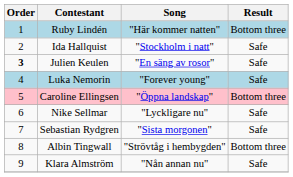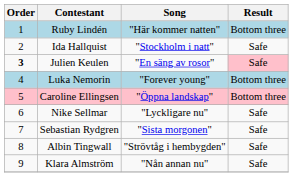(258, 63) no background -> (258, 63) pink background
(258, 79) Safe -> (258, 79) Bottom three
(258, 146) Bottom three -> (258, 146) Safe
